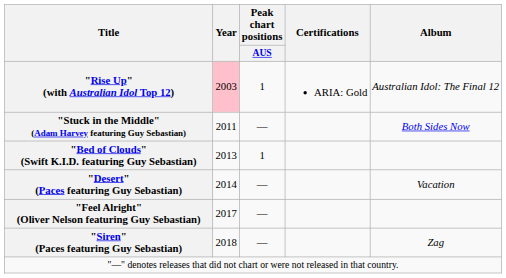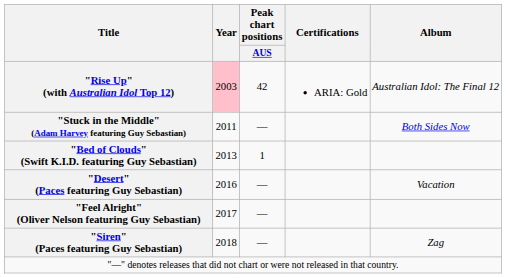(262, 86) 1 -> (262, 86) 42
(226, 184) 2014 -> (226, 184) 2016
